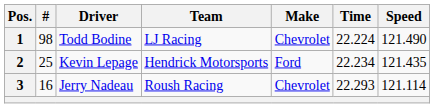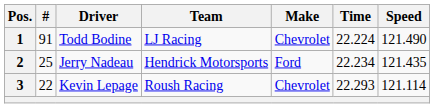(46, 39) 98 -> (46, 39) 91
(99, 62) Kevin Lepage -> (96, 62) Jerry Nadeau
(46, 85) 16 -> (46, 85) 22
(96, 85) Jerry Nadeau -> (99, 85) Kevin Lepage
